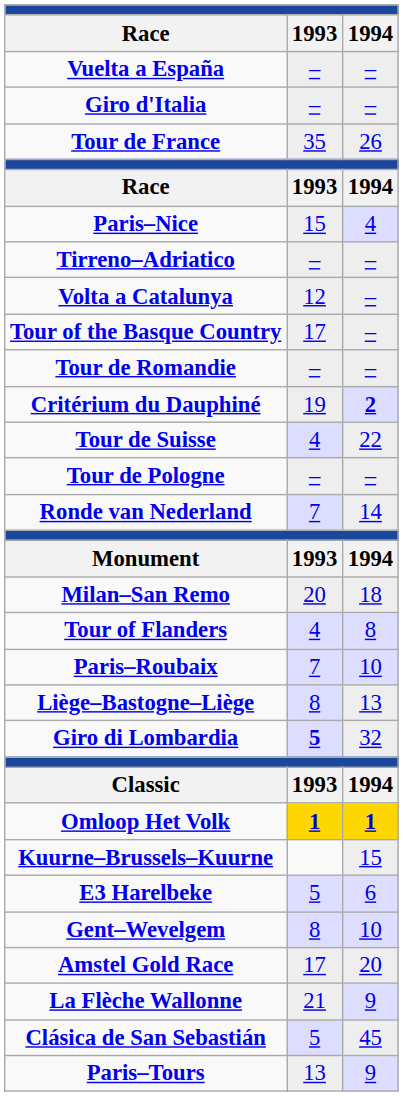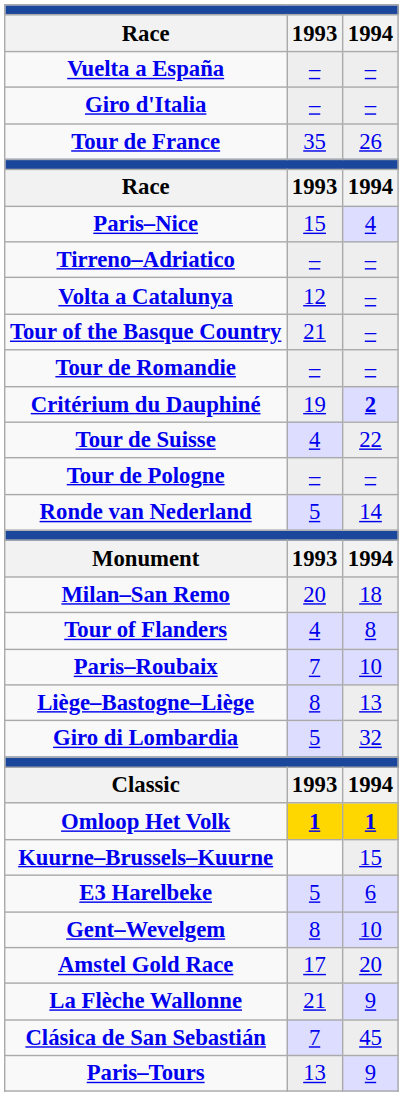(315, 331) 17 -> (315, 331) 21
(315, 511) 7 -> (315, 511) 5
(315, 738) bold -> (315, 738) normal
(315, 1037) 5 -> (315, 1037) 7
